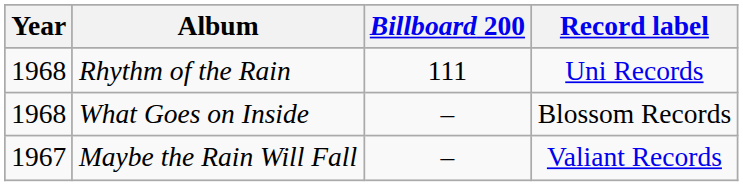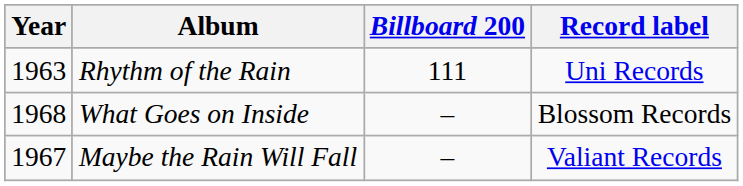(39, 69) 1968 -> (39, 69) 1963
